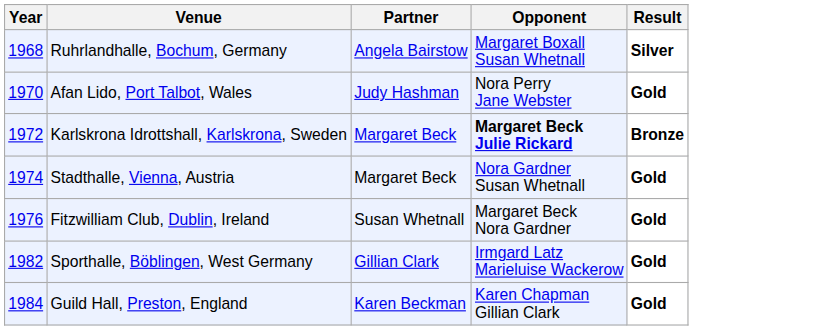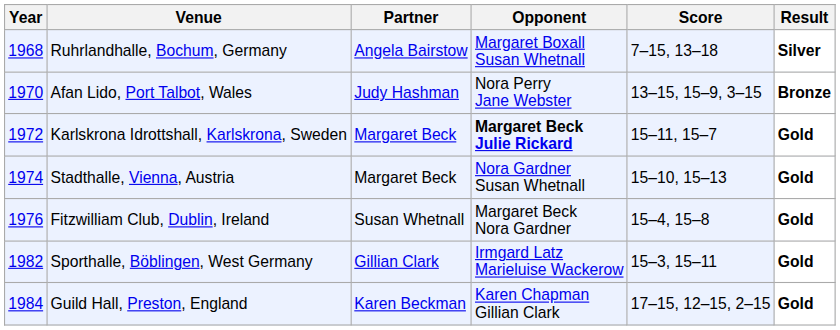+ column: (701, 17)
(649, 93) Gold -> (804, 93) Bronze
(657, 135) Bronze -> (796, 135) Gold
